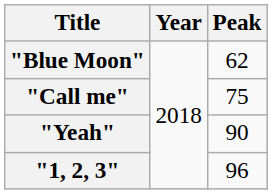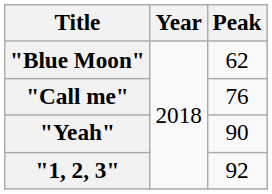(237, 96) 75 -> (237, 96) 76
(237, 170) 96 -> (237, 170) 92
